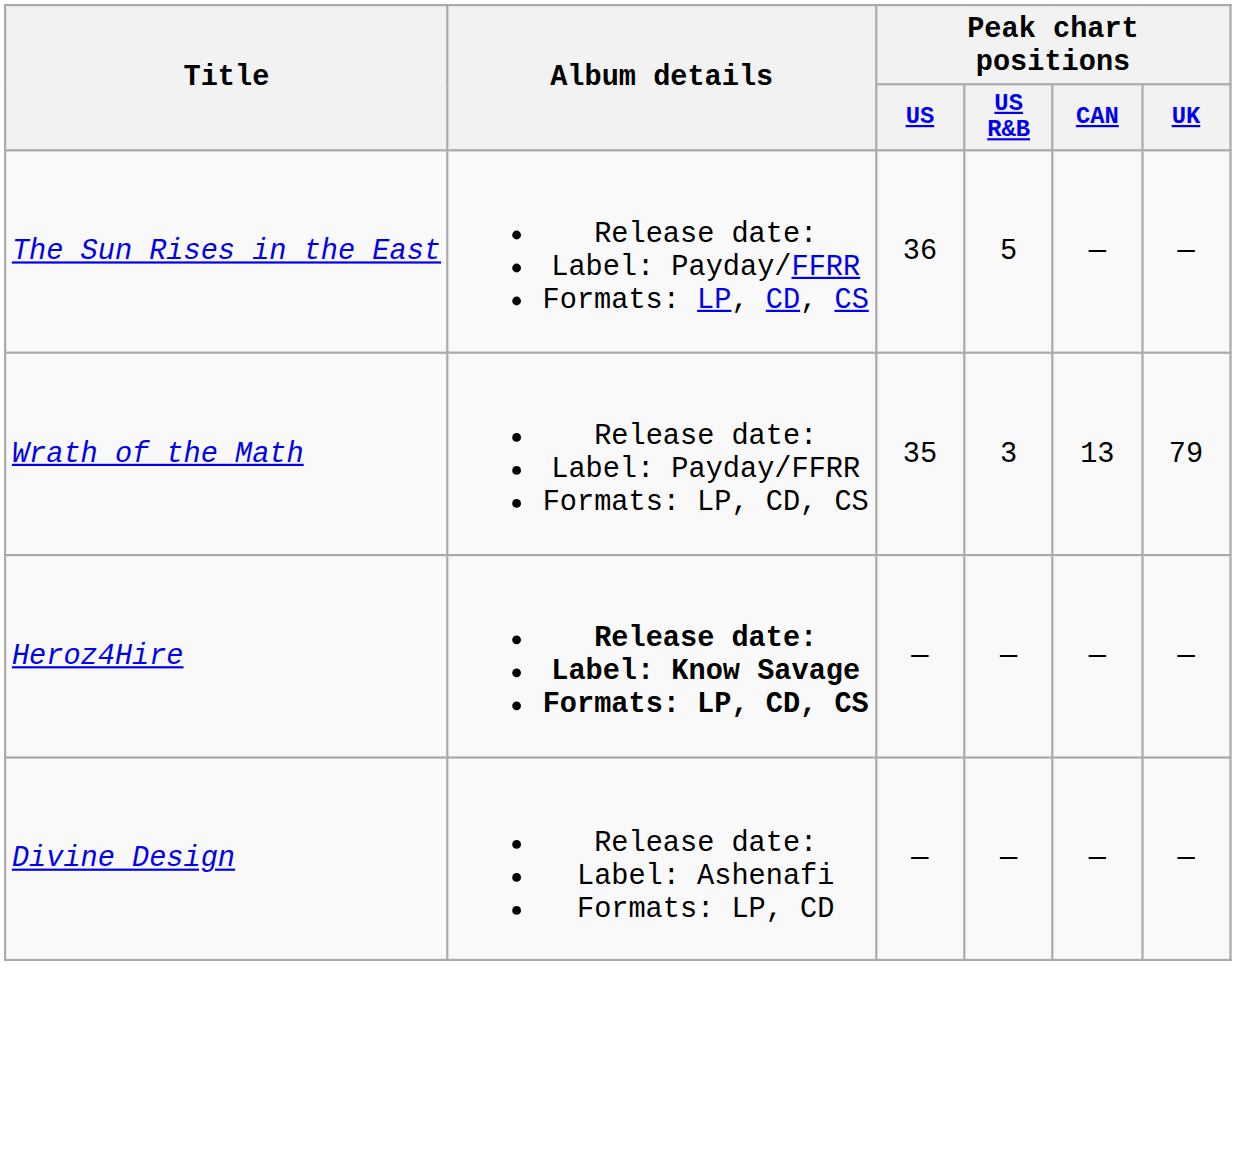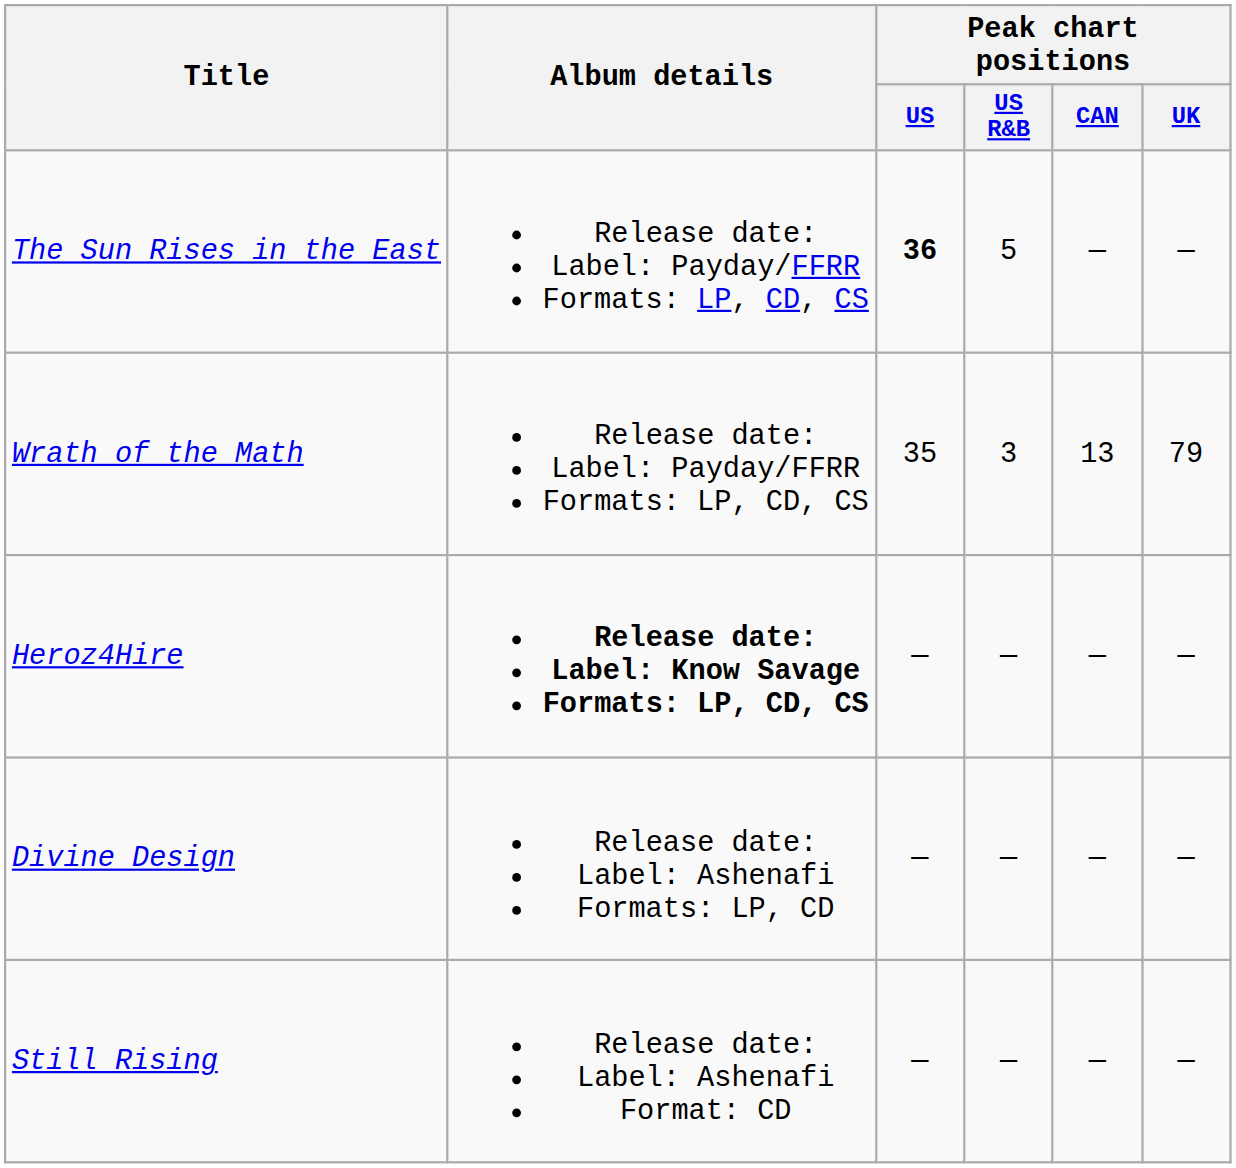(920, 251) normal -> (920, 251) bold
+ row: (115, 1062)
